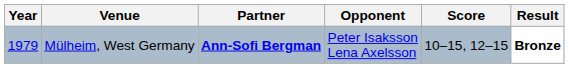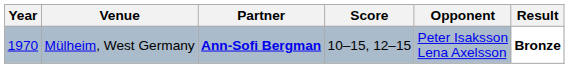columns swapped: (373, 16) <-> (466, 16)
(23, 45) 1979 -> (23, 45) 1970
